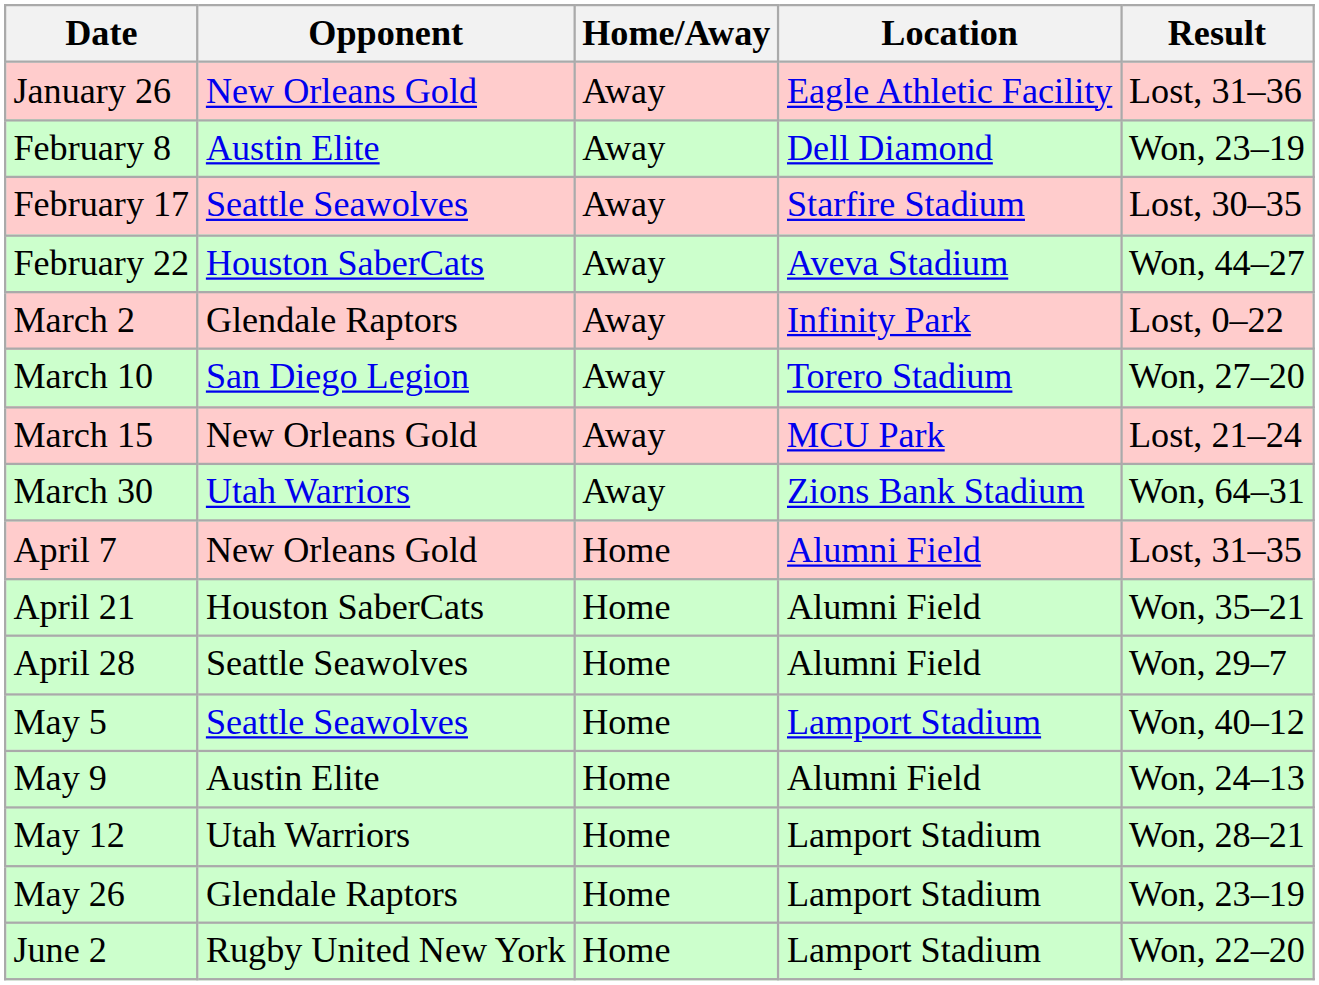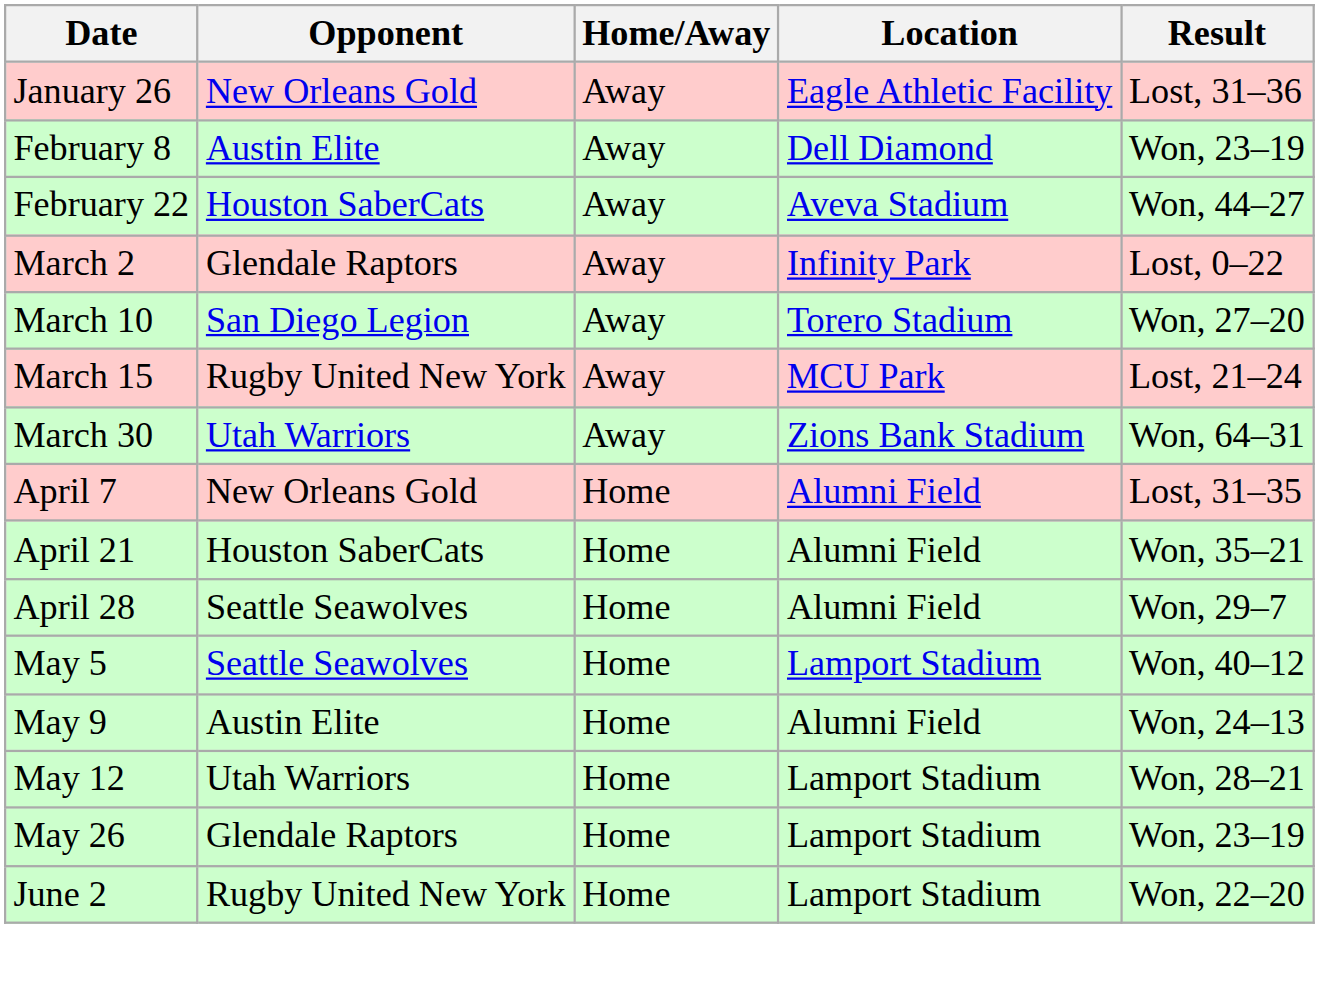- row: (101, 205)
(341, 434) New Orleans Gold -> (386, 377) Rugby United New York
